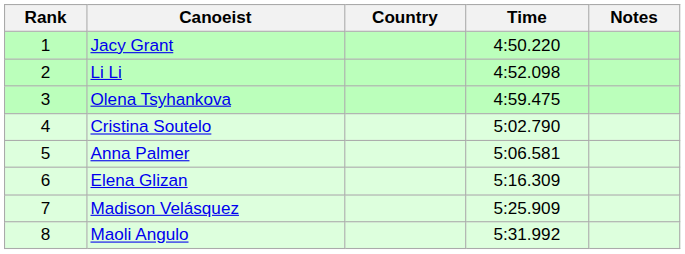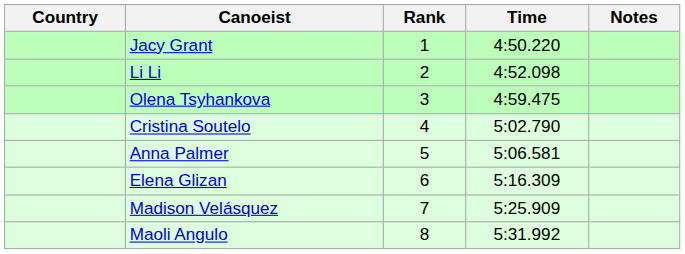columns swapped: (46, 18) <-> (405, 18)
